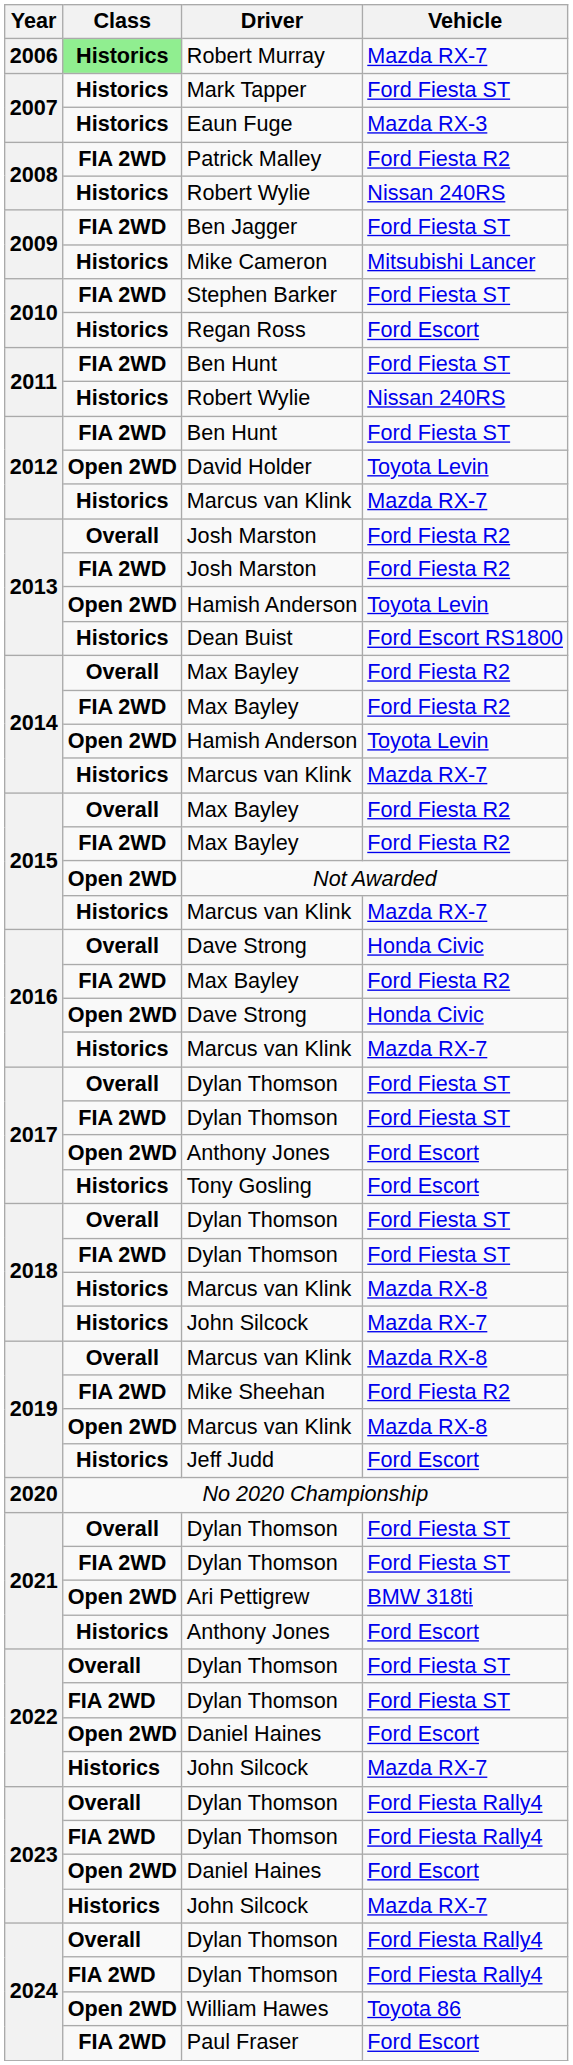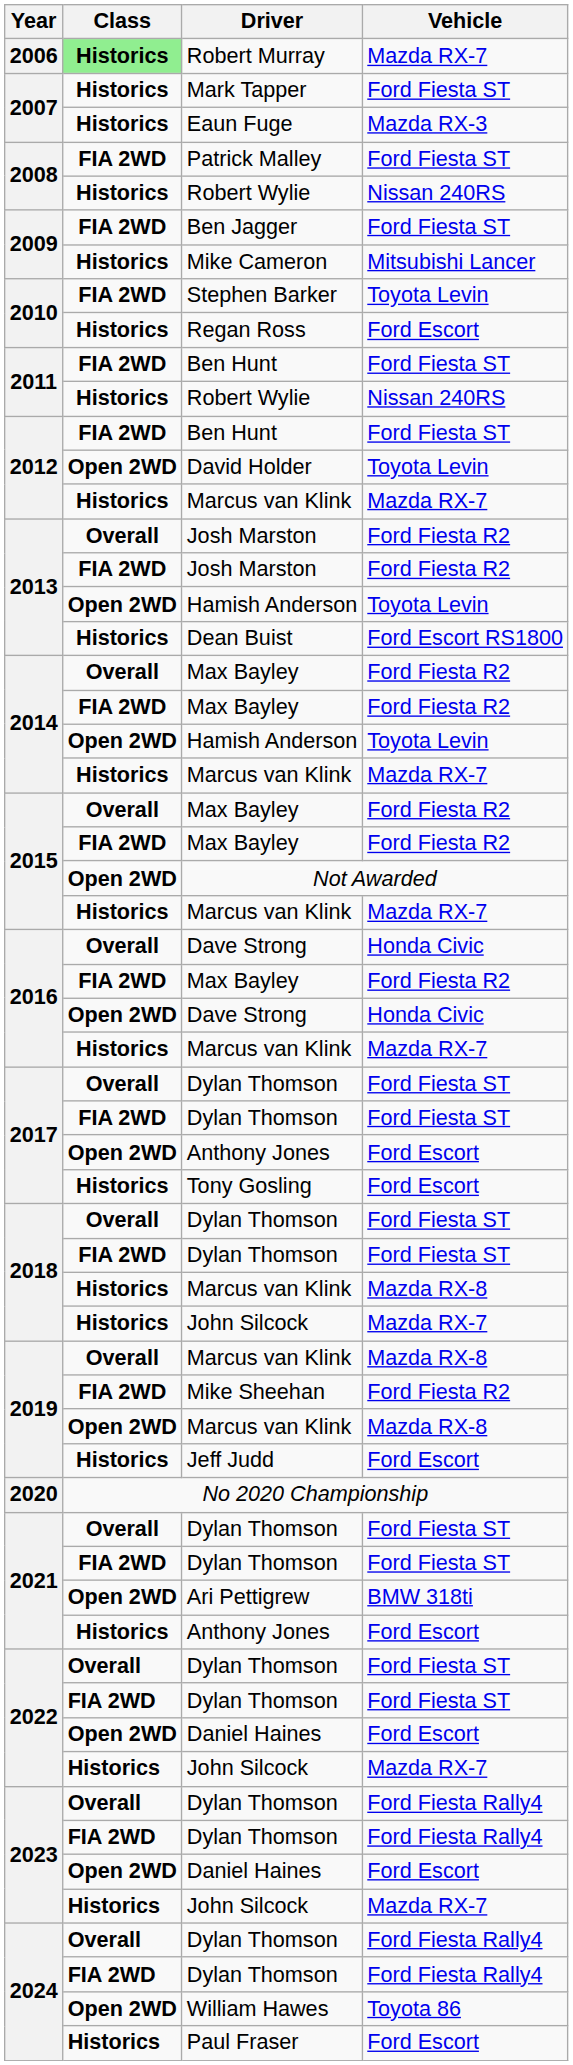(439, 158) Ford Fiesta R2 -> (439, 158) Ford Fiesta ST
(439, 295) Ford Fiesta ST -> (428, 295) Toyota Levin
(122, 2042) FIA 2WD -> (114, 2042) Historics
